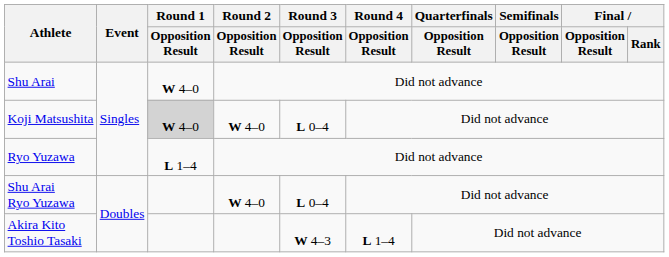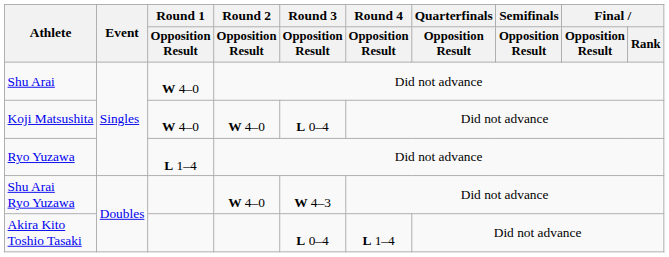(181, 127) lightgrey background -> (181, 127) no background
(313, 203) L 0–4 -> (313, 203) W 4–3
(313, 241) W 4–3 -> (313, 241) L 0–4
